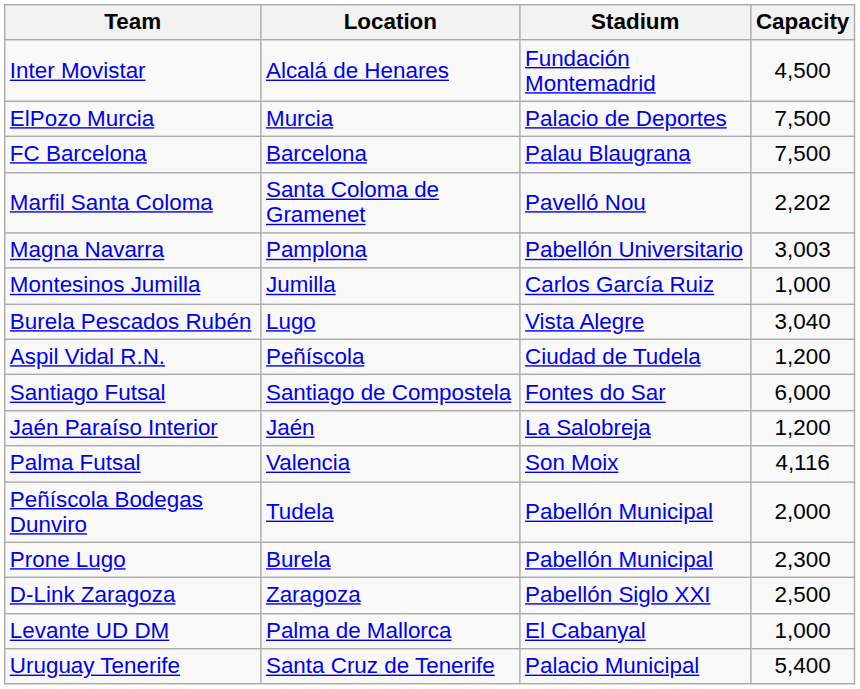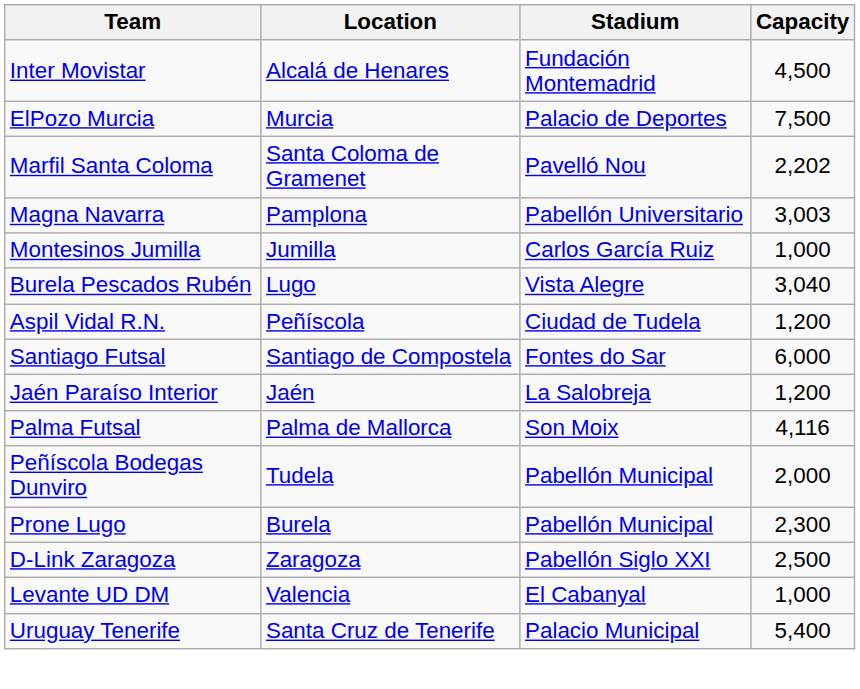- row: (78, 154)
(308, 463) Valencia -> (359, 427) Palma de Mallorca
(359, 630) Palma de Mallorca -> (308, 595) Valencia
